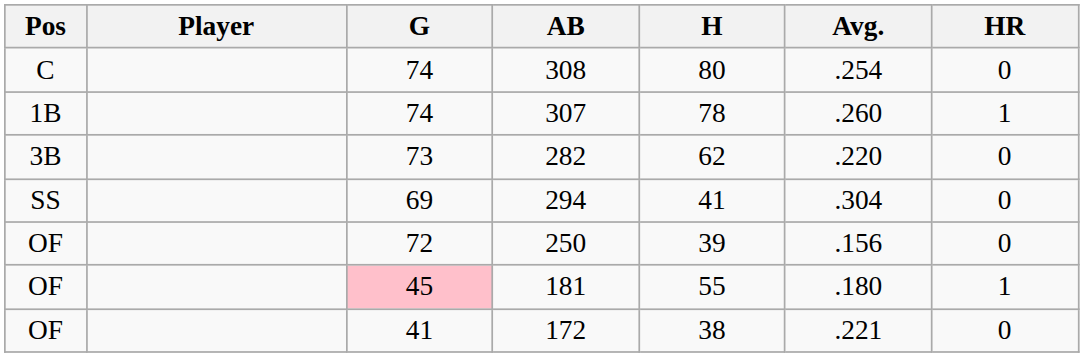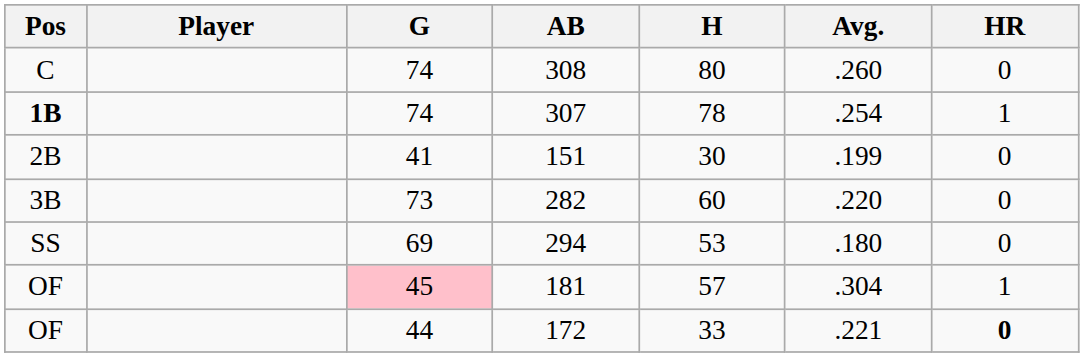(858, 69) .254 -> (858, 69) .260
(45, 112) normal -> (45, 112) bold
(858, 112) .260 -> (858, 112) .254
+ row: (566, 156)
(712, 156) 62 -> (712, 199) 60
(712, 199) 41 -> (712, 243) 53
(858, 199) .304 -> (858, 243) .180
- row: (566, 243)
(712, 286) 55 -> (712, 286) 57
(858, 286) .180 -> (858, 286) .304
(419, 329) 41 -> (419, 329) 44
(712, 329) 38 -> (712, 329) 33
(1005, 329) normal -> (1005, 329) bold
